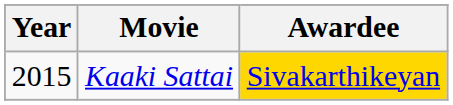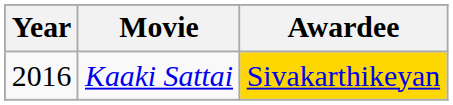(42, 75) 2015 -> (42, 75) 2016
